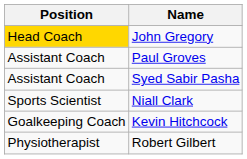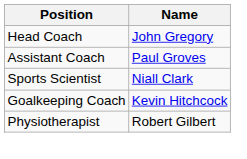(45, 36) gold background -> (45, 36) no background
- row: (186, 79)
